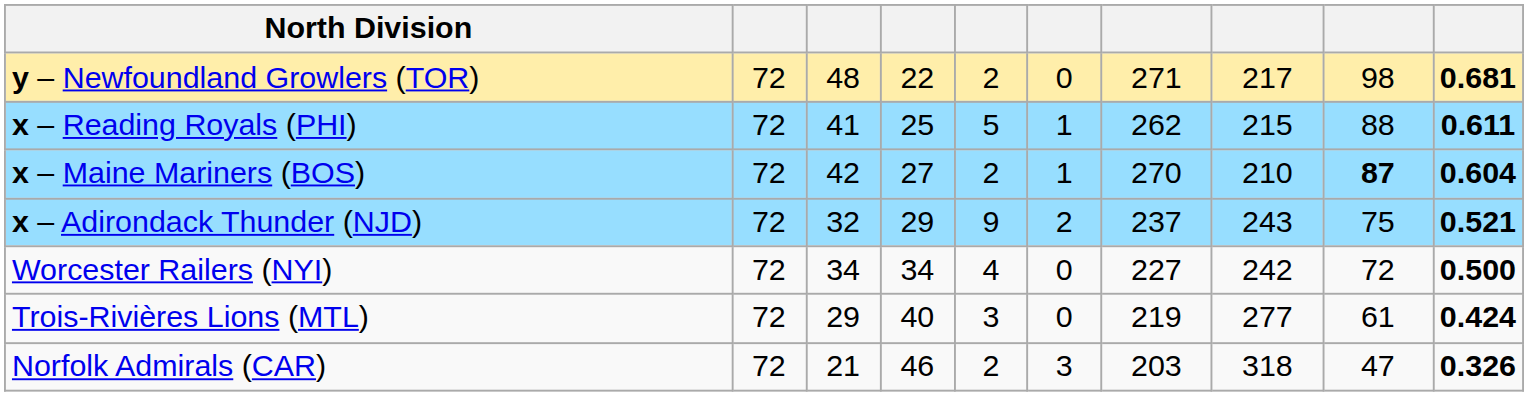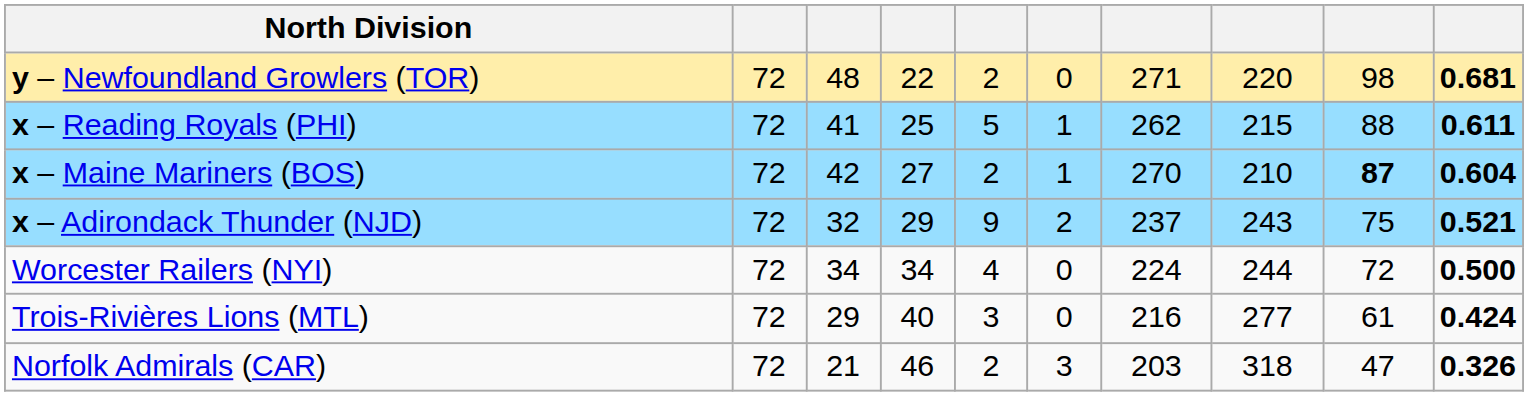(1267, 76) 217 -> (1267, 76) 220
(1156, 269) 227 -> (1156, 269) 224
(1267, 269) 242 -> (1267, 269) 244
(1156, 317) 219 -> (1156, 317) 216
